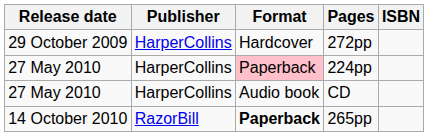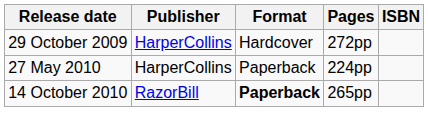(277, 67) pink background -> (277, 67) no background
- row: (339, 93)
